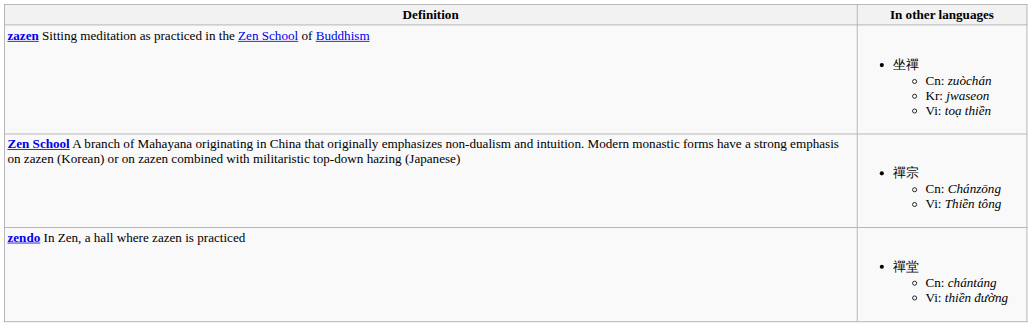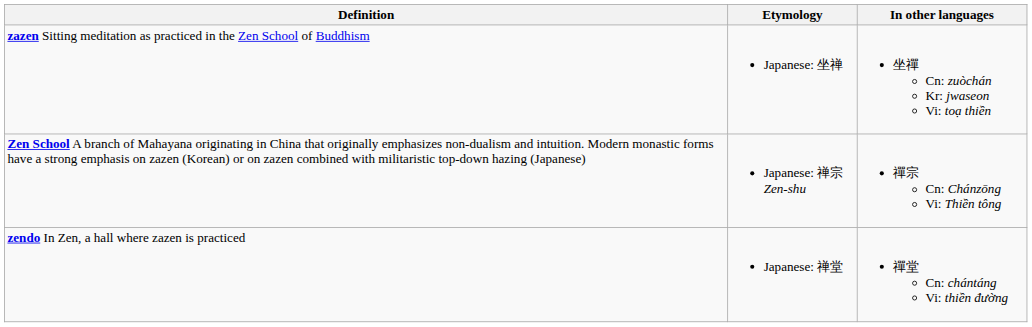+ column: (792, 14)
